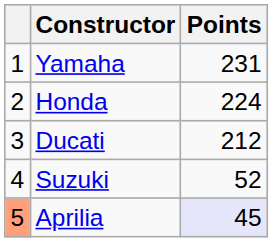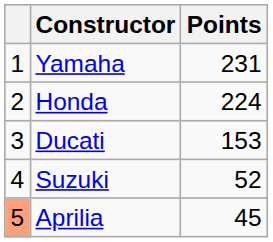(241, 141) 212 -> (241, 141) 153
(248, 218) lavender background -> (248, 218) no background
